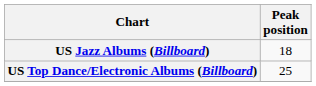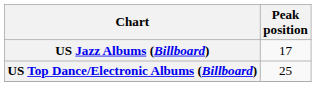(286, 50) 18 -> (286, 50) 17
